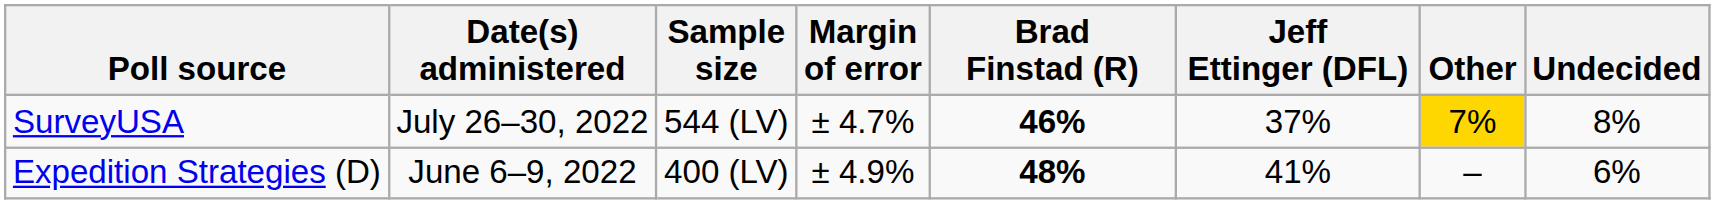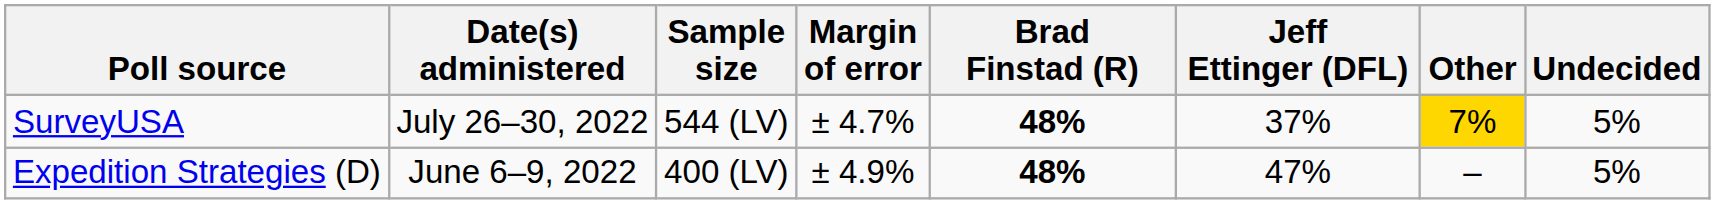(1052, 121) 46% -> (1052, 121) 48%
(1617, 121) 8% -> (1617, 121) 5%
(1298, 173) 41% -> (1298, 173) 47%
(1617, 173) 6% -> (1617, 173) 5%
